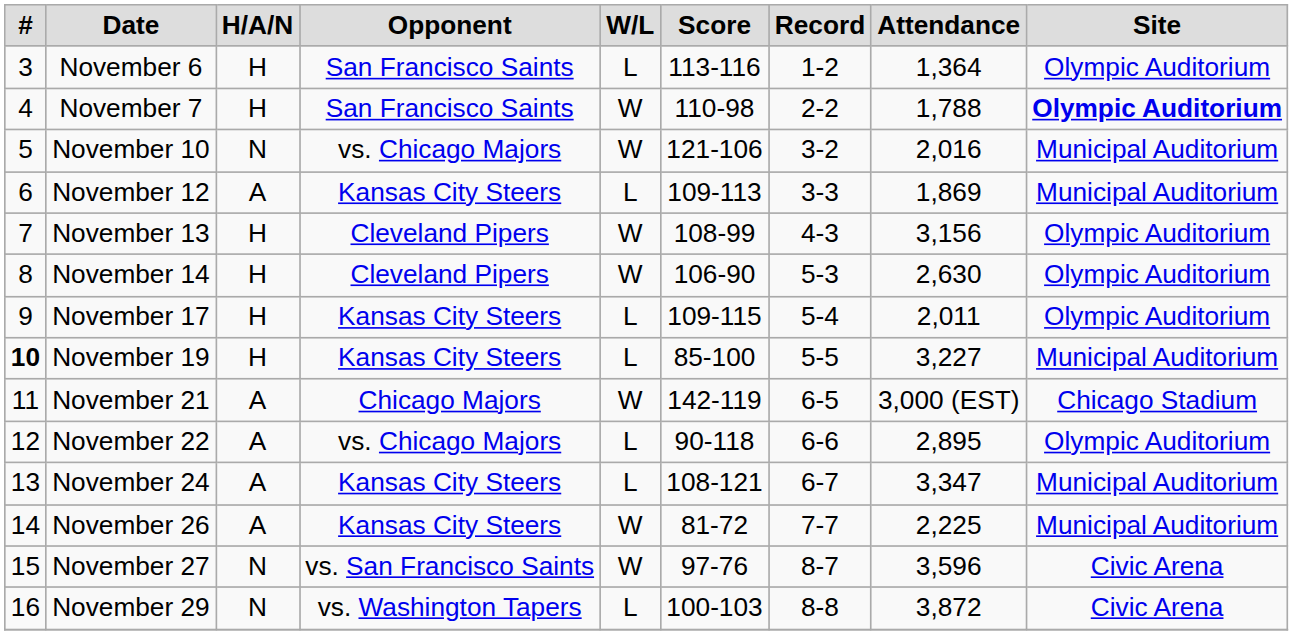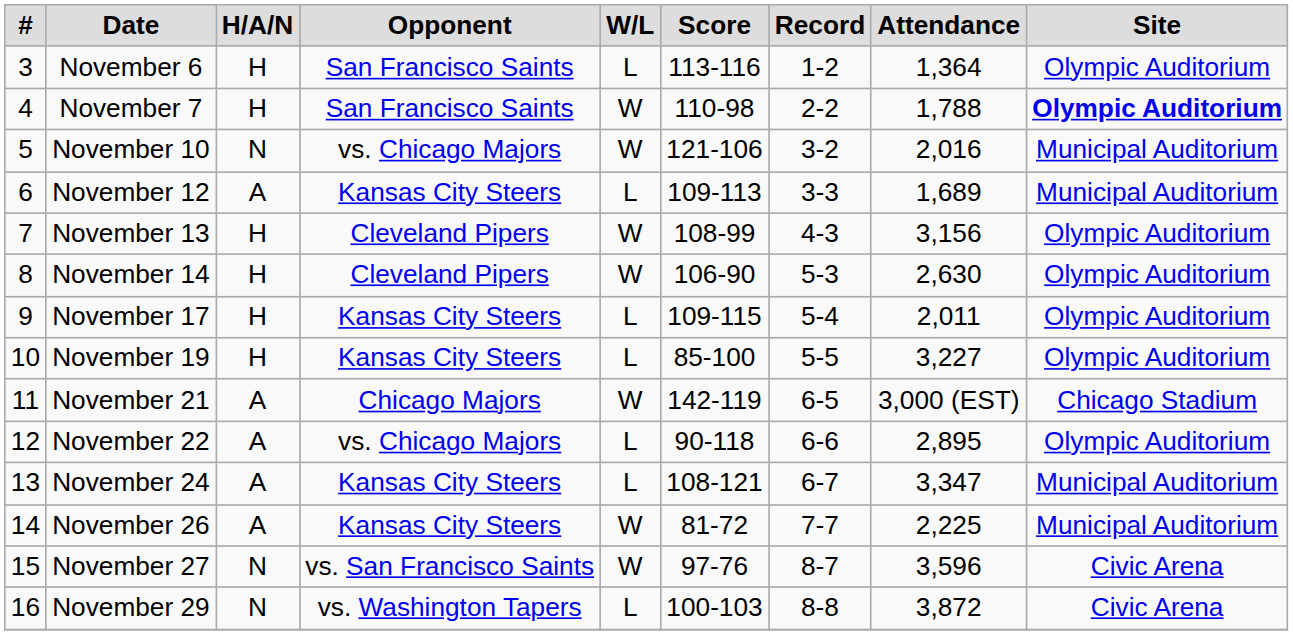(949, 191) 1,869 -> (949, 191) 1,689
(25, 358) bold -> (25, 358) normal
(1157, 358) Municipal Auditorium -> (1157, 358) Olympic Auditorium
